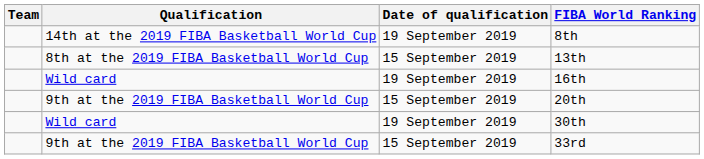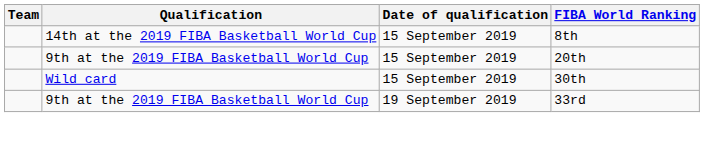(450, 37) 19 September 2019 -> (450, 37) 15 September 2019
- row: (570, 58)
- row: (570, 79)
(450, 122) 19 September 2019 -> (450, 79) 15 September 2019
(450, 144) 15 September 2019 -> (450, 101) 19 September 2019
